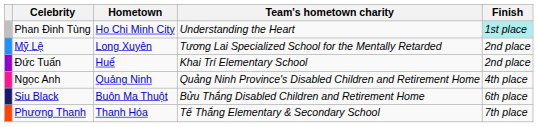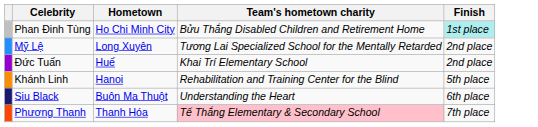(237, 29) Understanding the Heart -> (302, 29) Bửu Thắng Disabled Children and Retirement Home
- row: (37, 79)
+ row: (41, 79)
(302, 96) Bửu Thắng Disabled Children and Retirement Home -> (237, 96) Understanding the Heart
(280, 113) no background -> (280, 113) pink background
